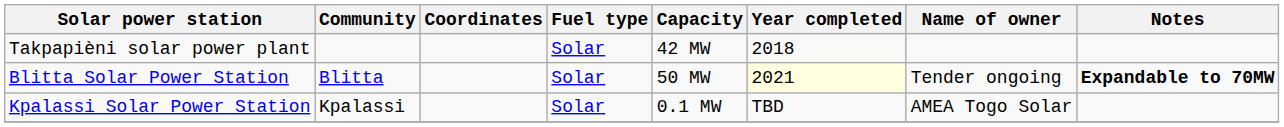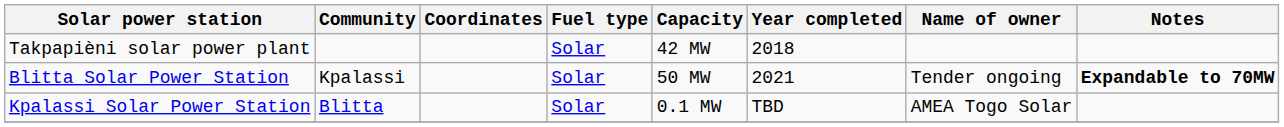(351, 78) Blitta -> (362, 78) Kpalassi
(773, 78) lightyellow background -> (773, 78) no background
(362, 107) Kpalassi -> (351, 107) Blitta
